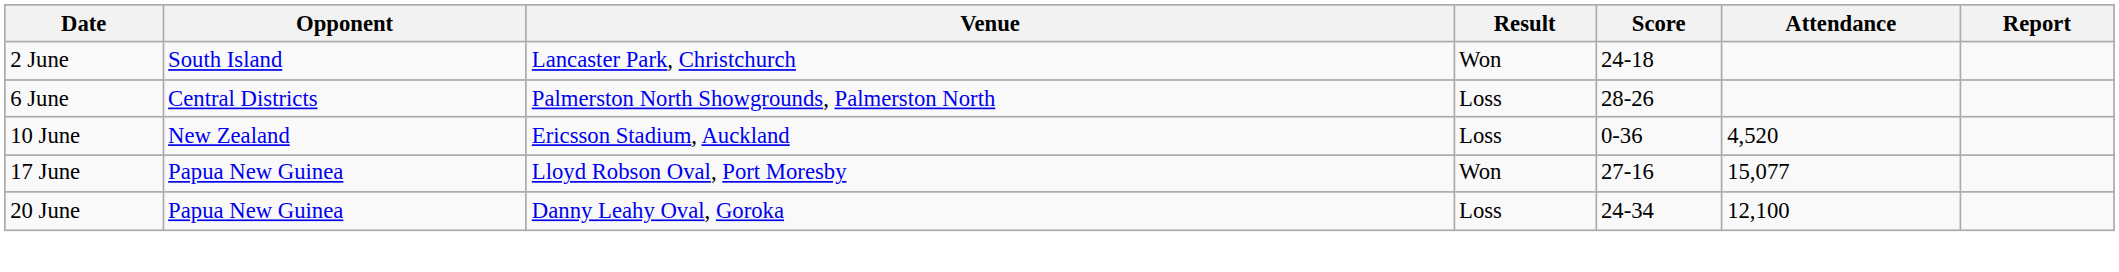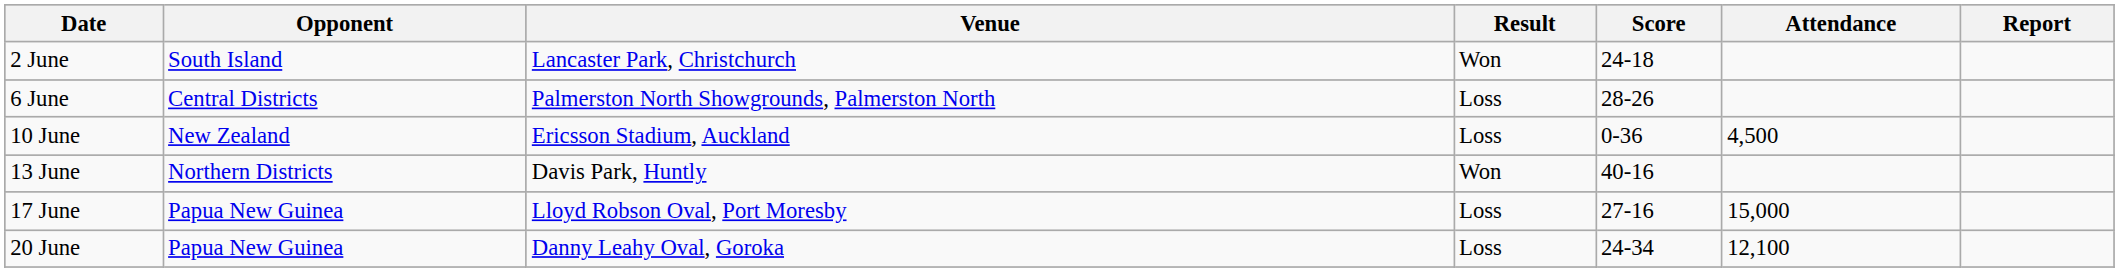(1753, 135) 4,520 -> (1753, 135) 4,500
+ row: (45, 172)
(1480, 172) Won -> (1481, 210) Loss
(1758, 172) 15,077 -> (1758, 210) 15,000
